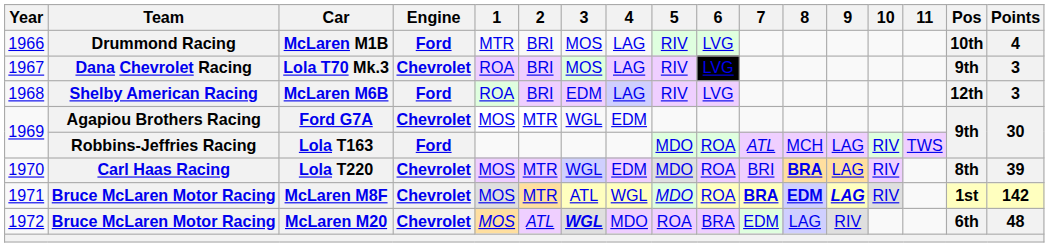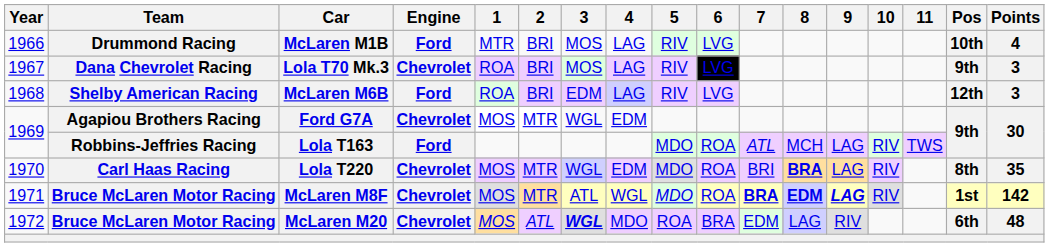(1016, 171) 39 -> (1016, 171) 35
